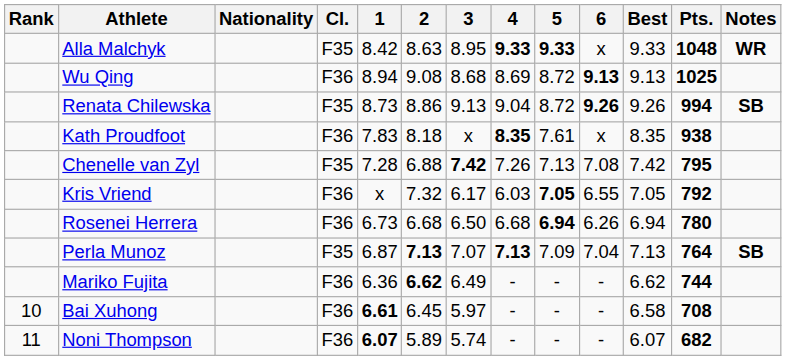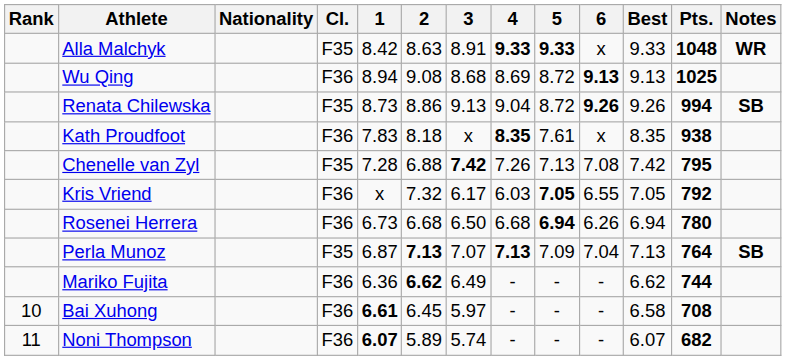(468, 48) 8.95 -> (468, 48) 8.91
